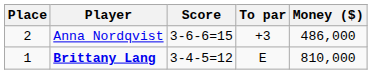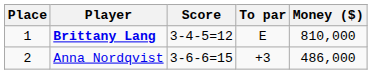rows swapped: (105, 58) <-> (108, 37)
